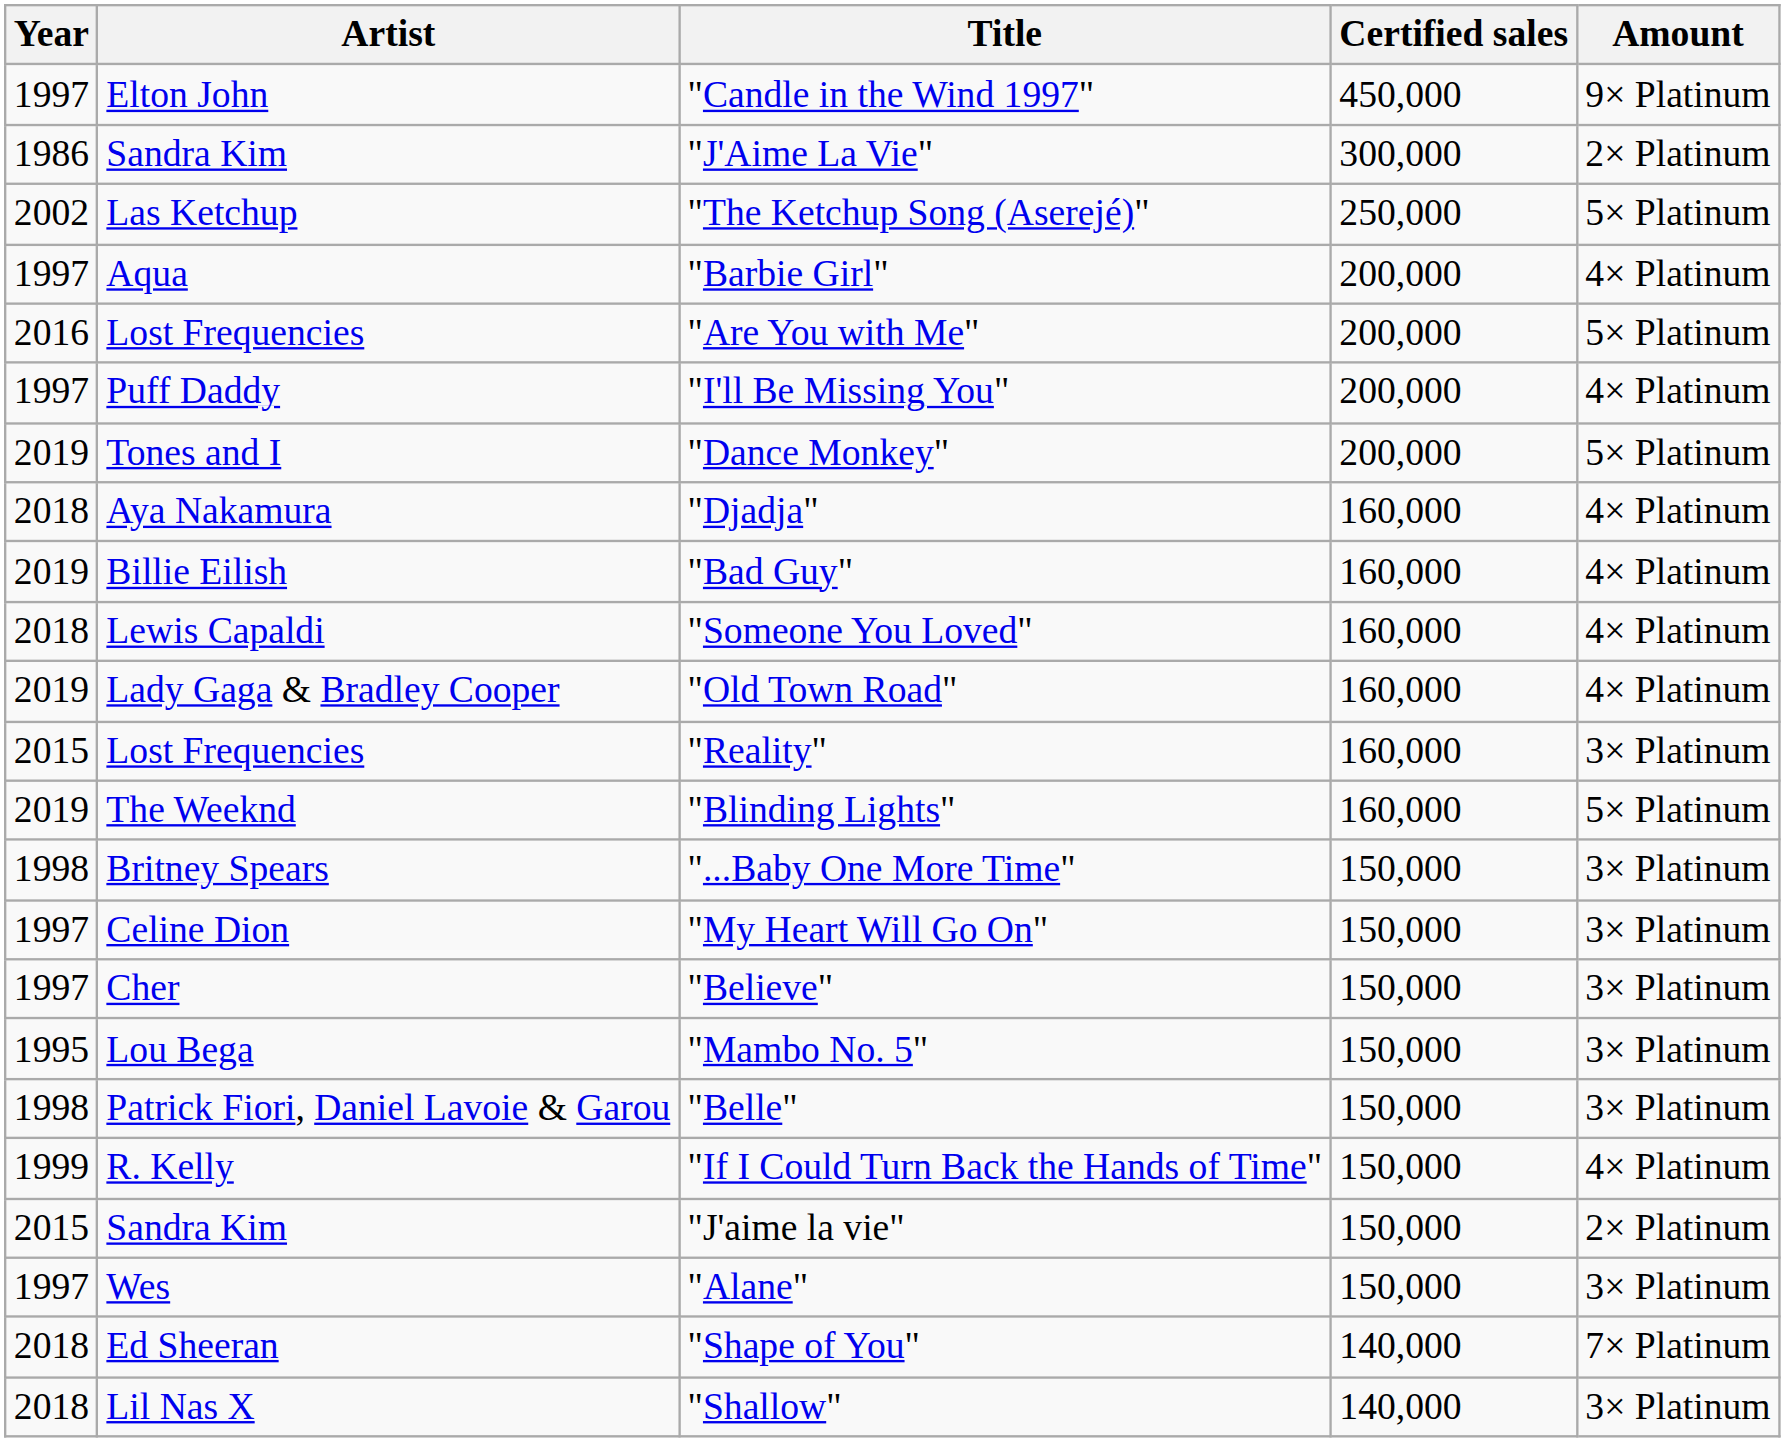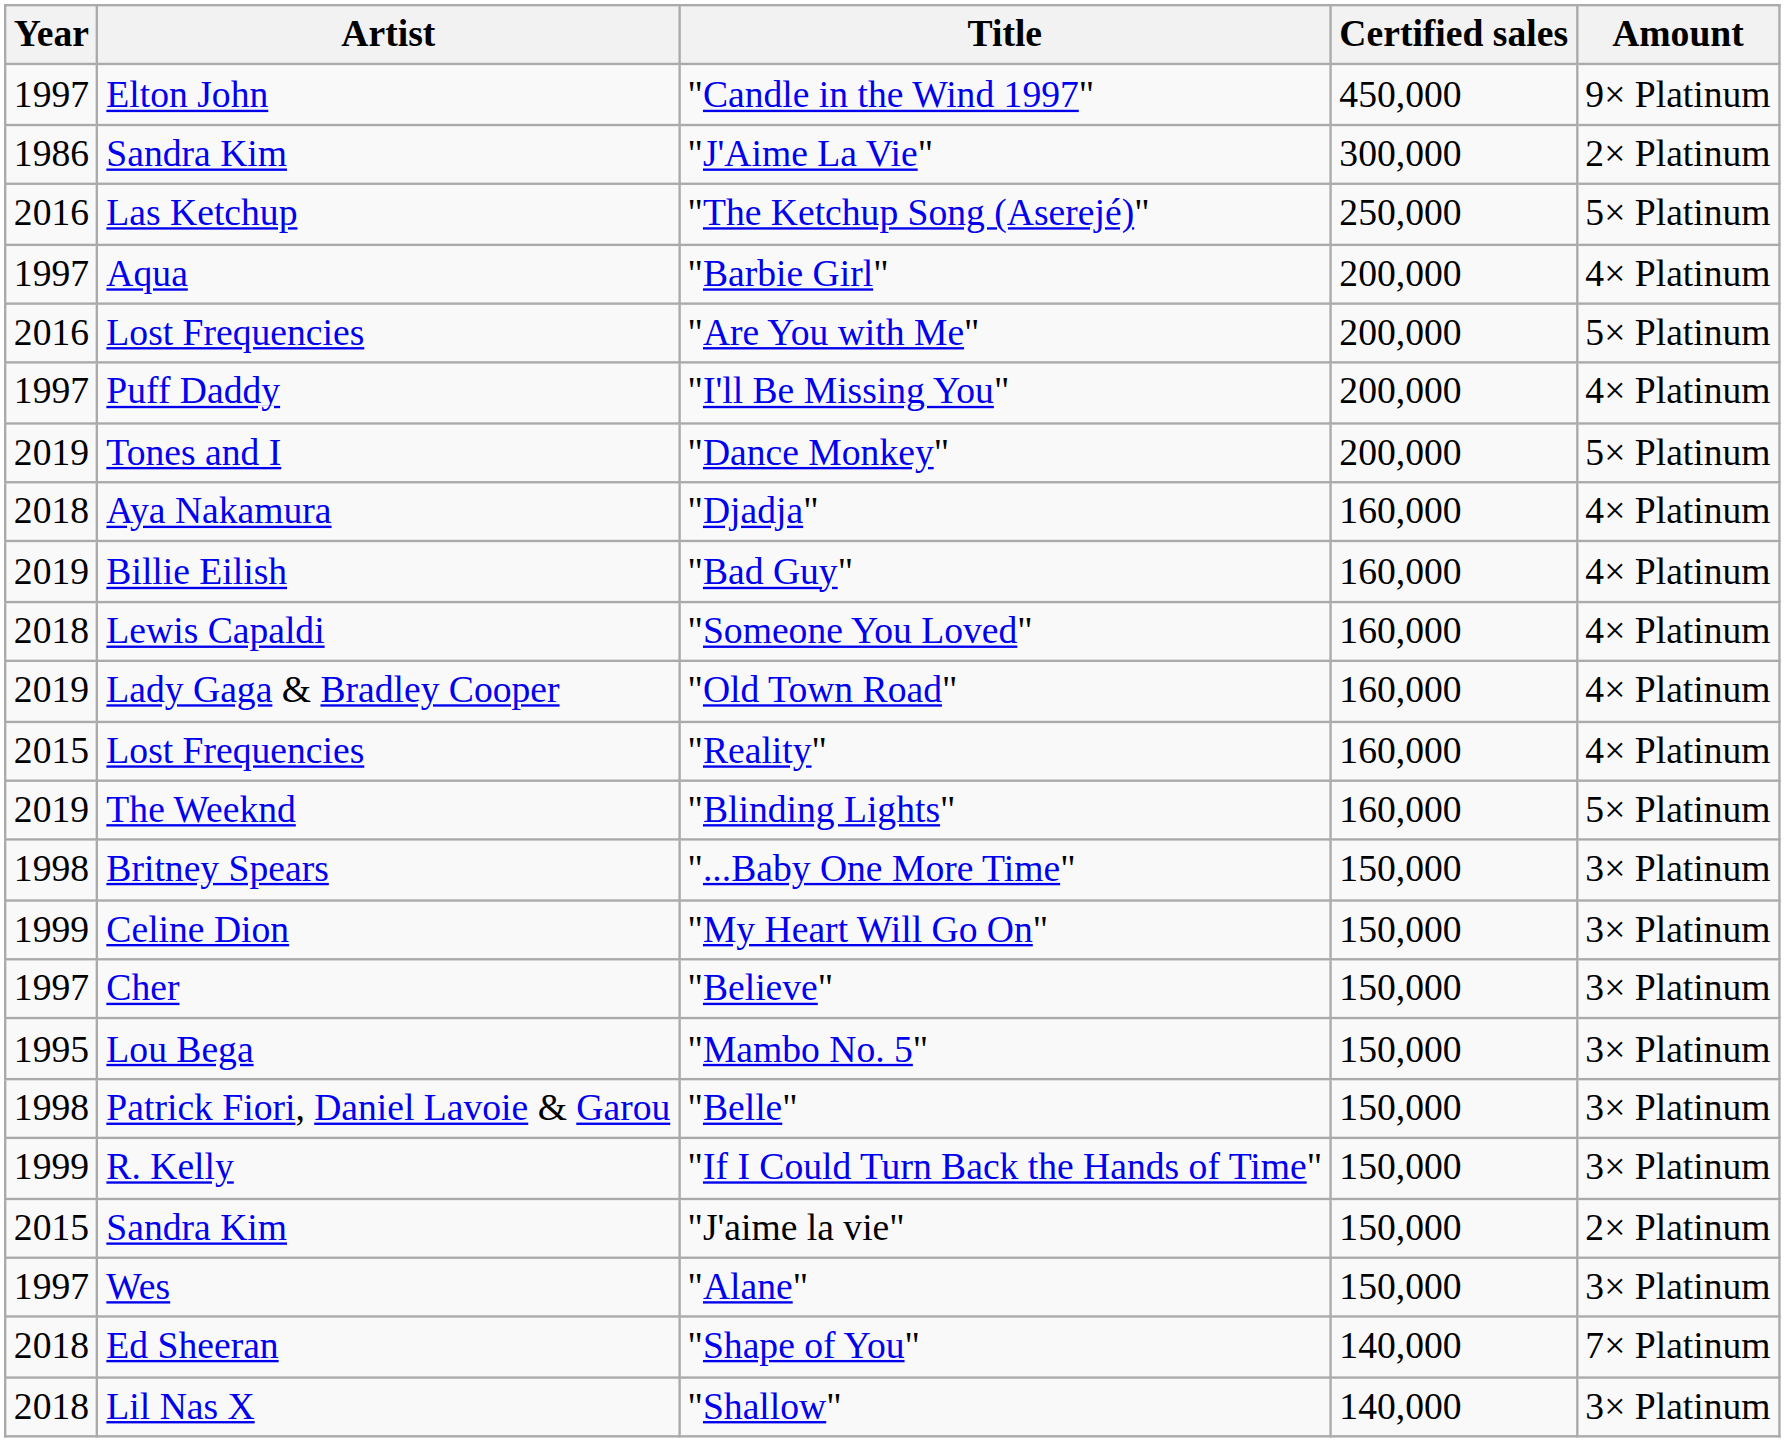(51, 213) 2002 -> (51, 213) 2016
(1678, 749) 3× Platinum -> (1678, 749) 4× Platinum
(51, 928) 1997 -> (51, 928) 1999
(1678, 1167) 4× Platinum -> (1678, 1167) 3× Platinum
